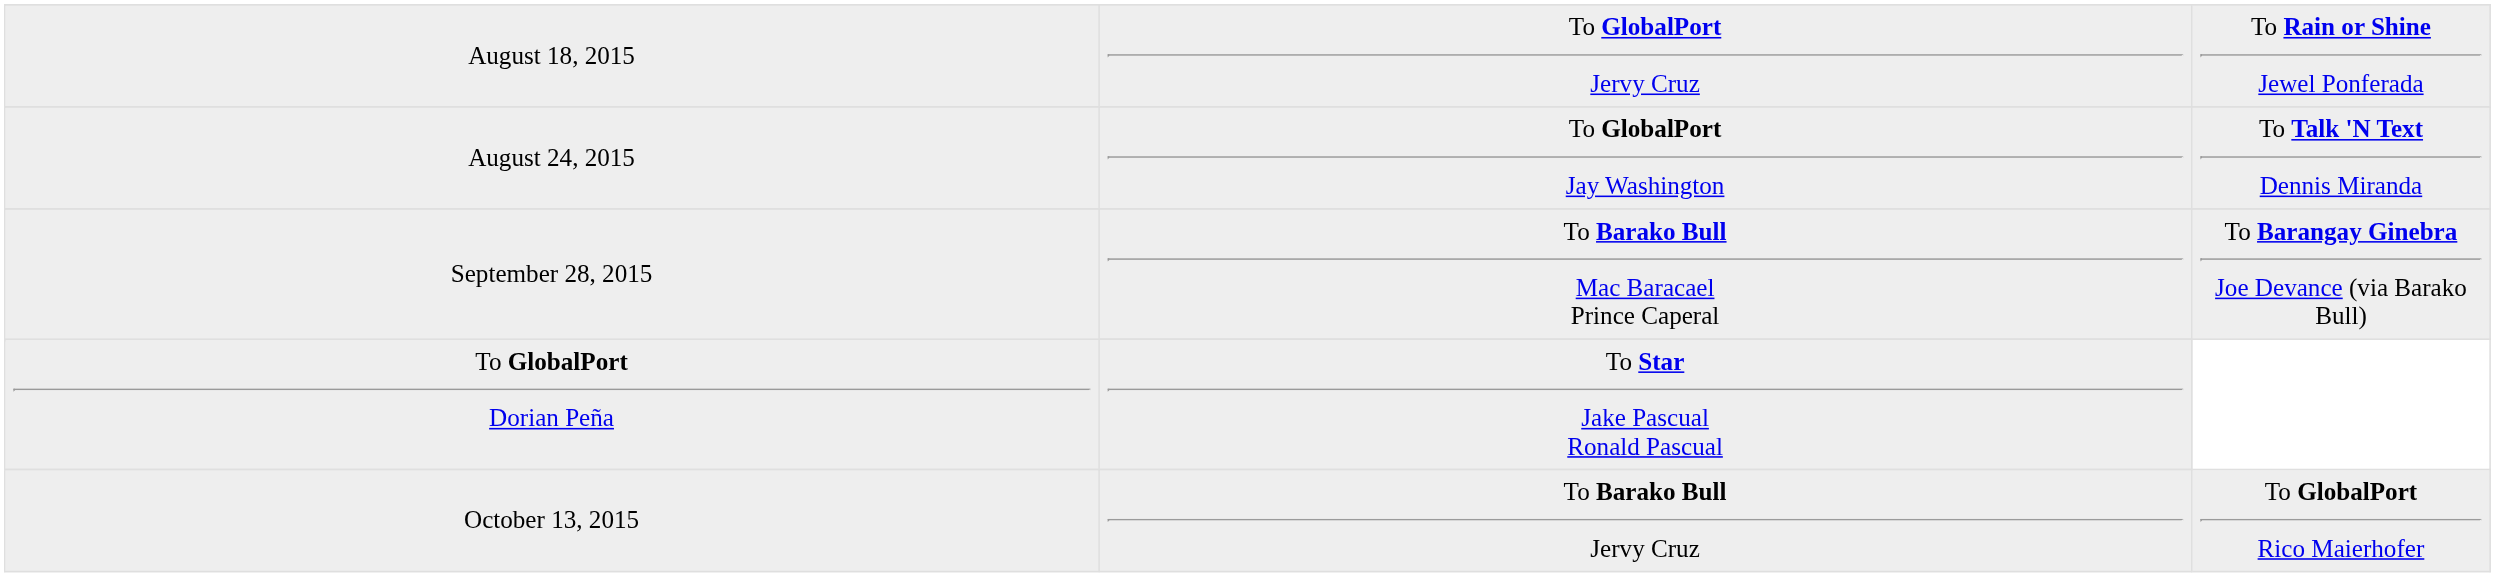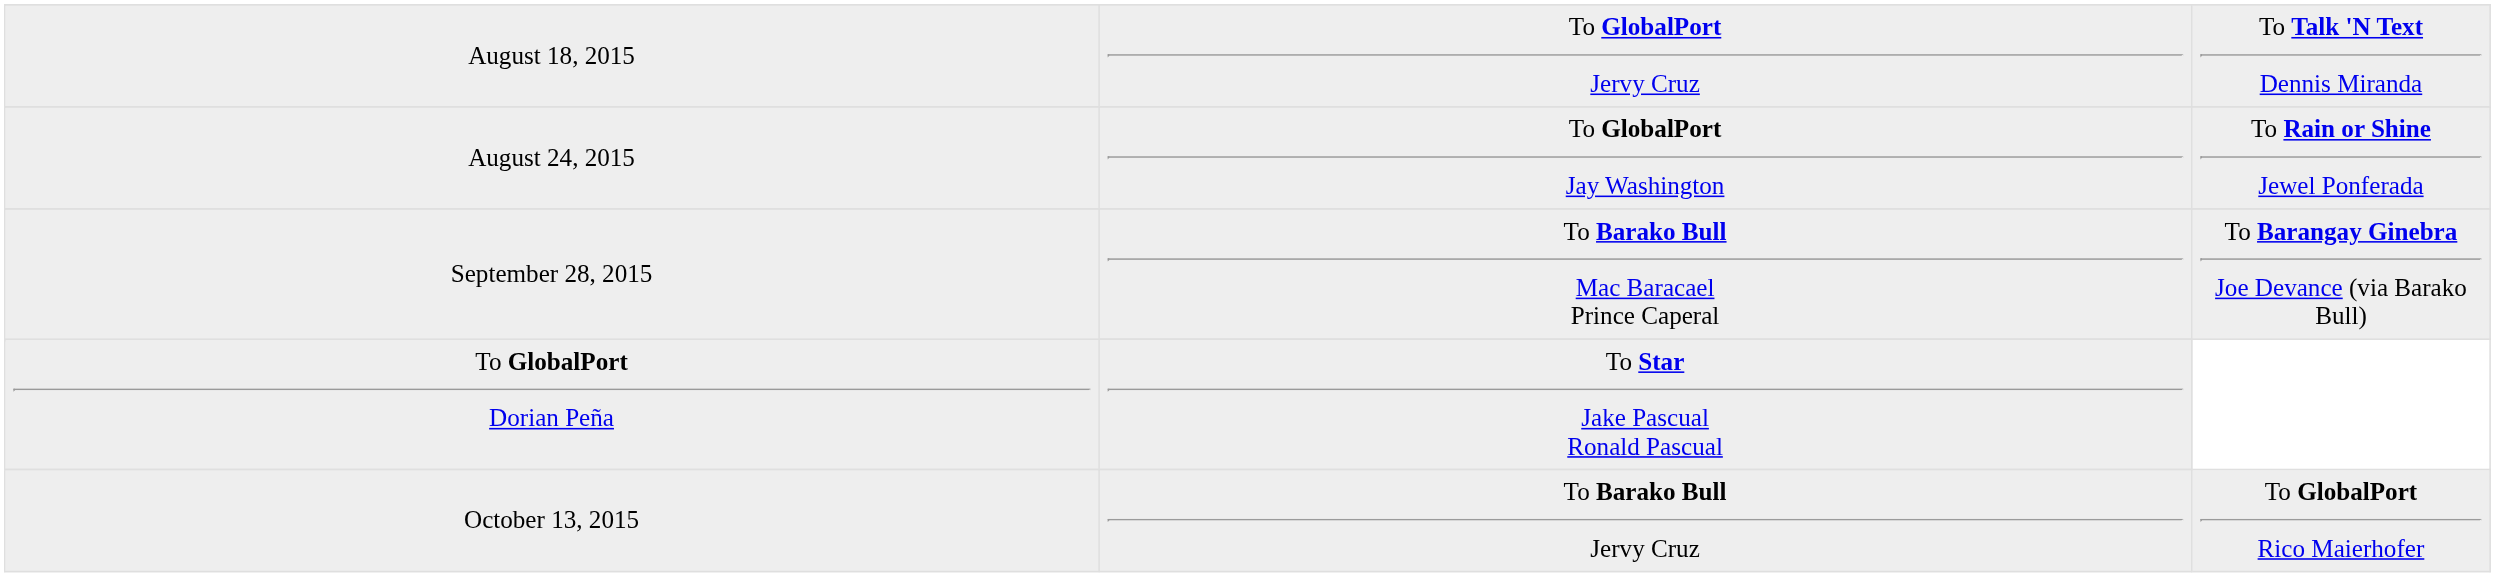(2341, 55) To Rain or Shine Jewel Ponferada -> (2341, 55) To Talk 'N Text Dennis Miranda
(2341, 157) To Talk 'N Text Dennis Miranda -> (2341, 157) To Rain or Shine Jewel Ponferada
